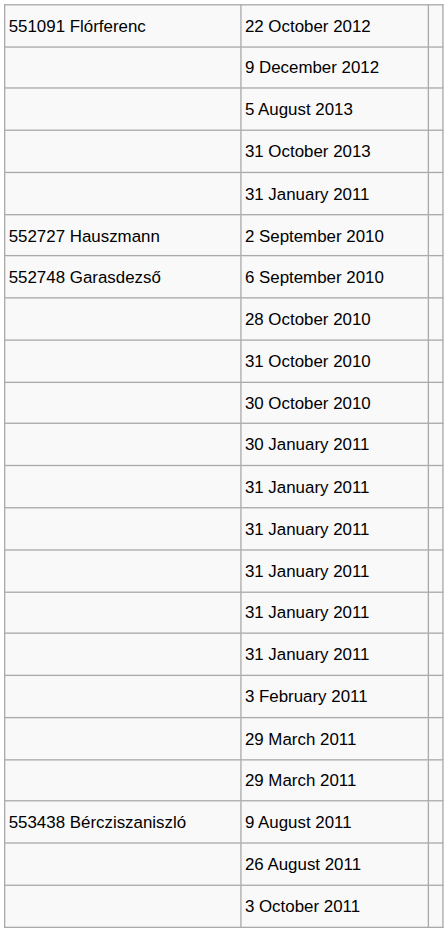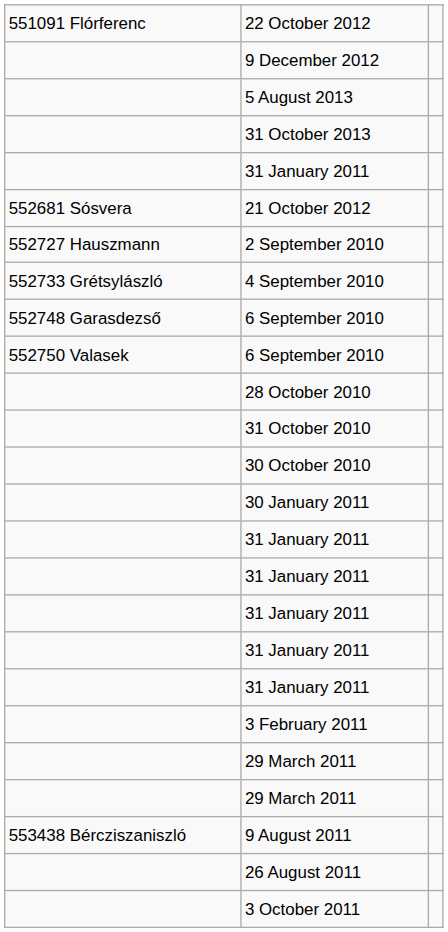+ row: (70, 207)
+ row: (86, 281)
+ row: (69, 355)
